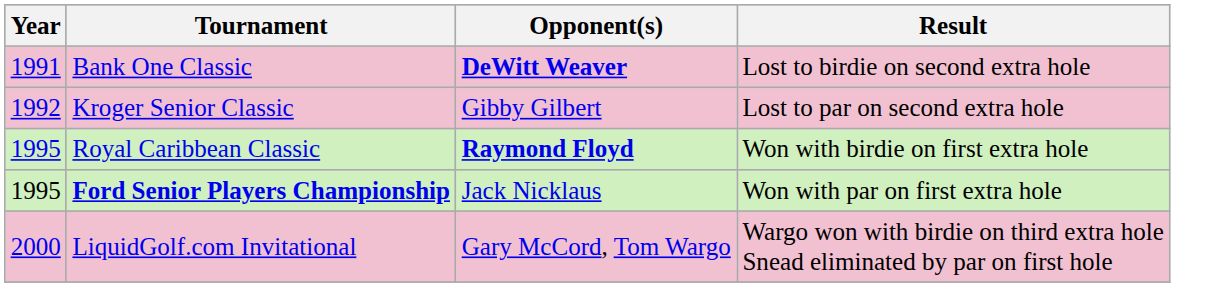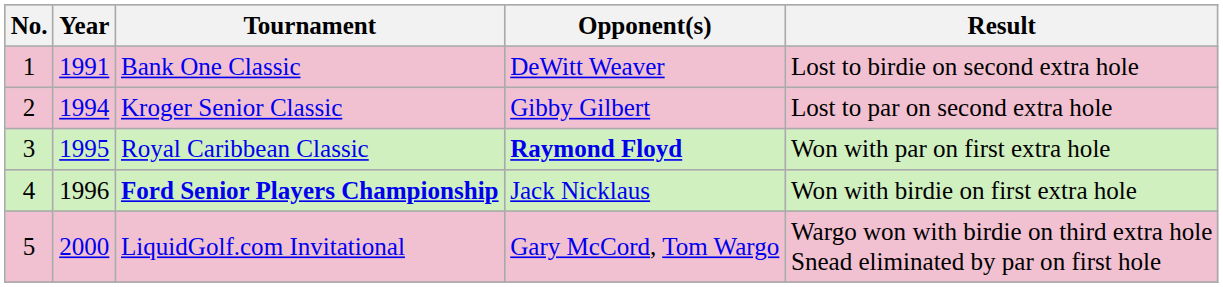+ column: (29, 25)
(544, 66) bold -> (587, 66) normal
(36, 108) 1992 -> (84, 108) 1994
(915, 149) Won with birdie on first extra hole -> (951, 149) Won with par on first extra hole
(36, 190) 1995 -> (84, 190) 1996
(902, 190) Won with par on first extra hole -> (964, 190) Won with birdie on first extra hole
